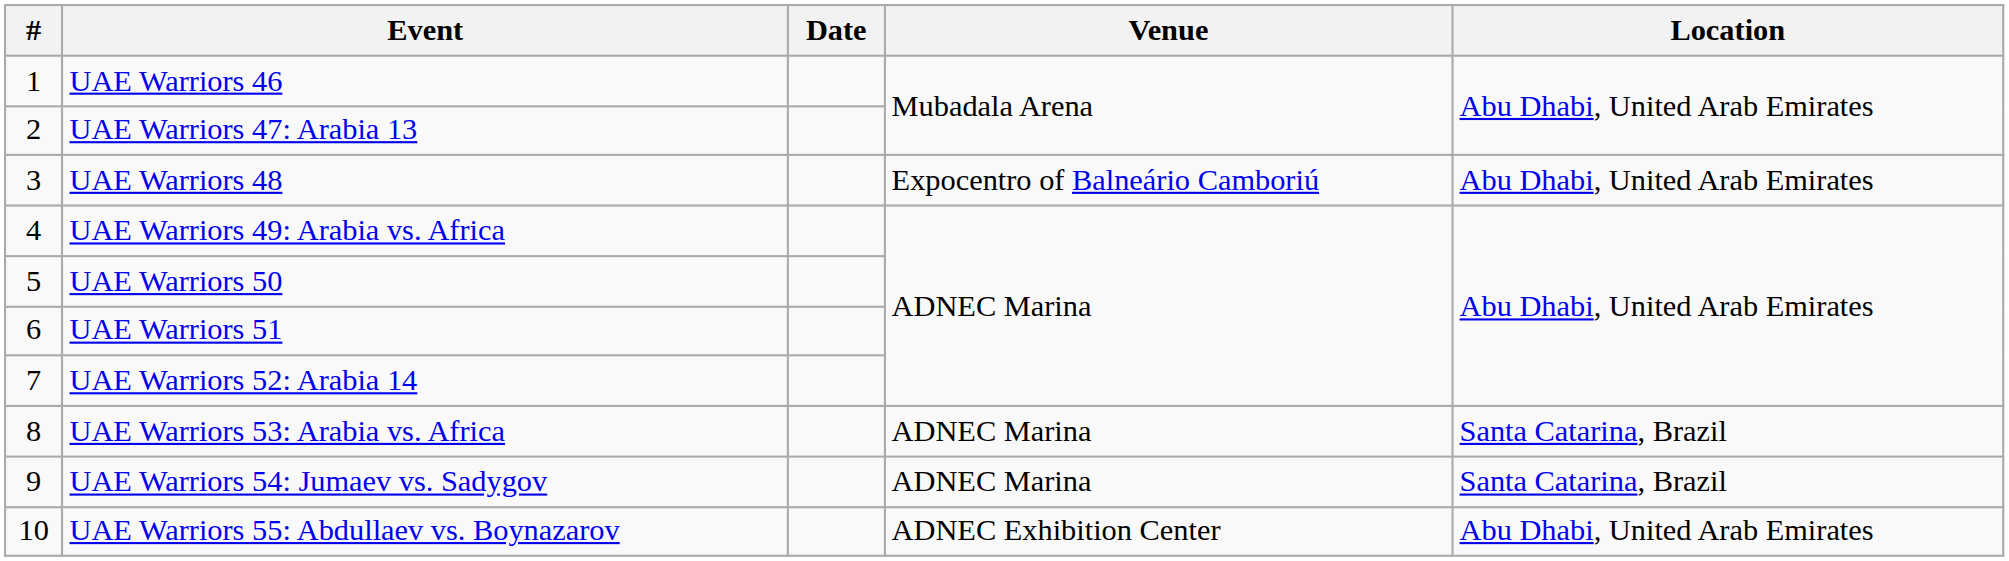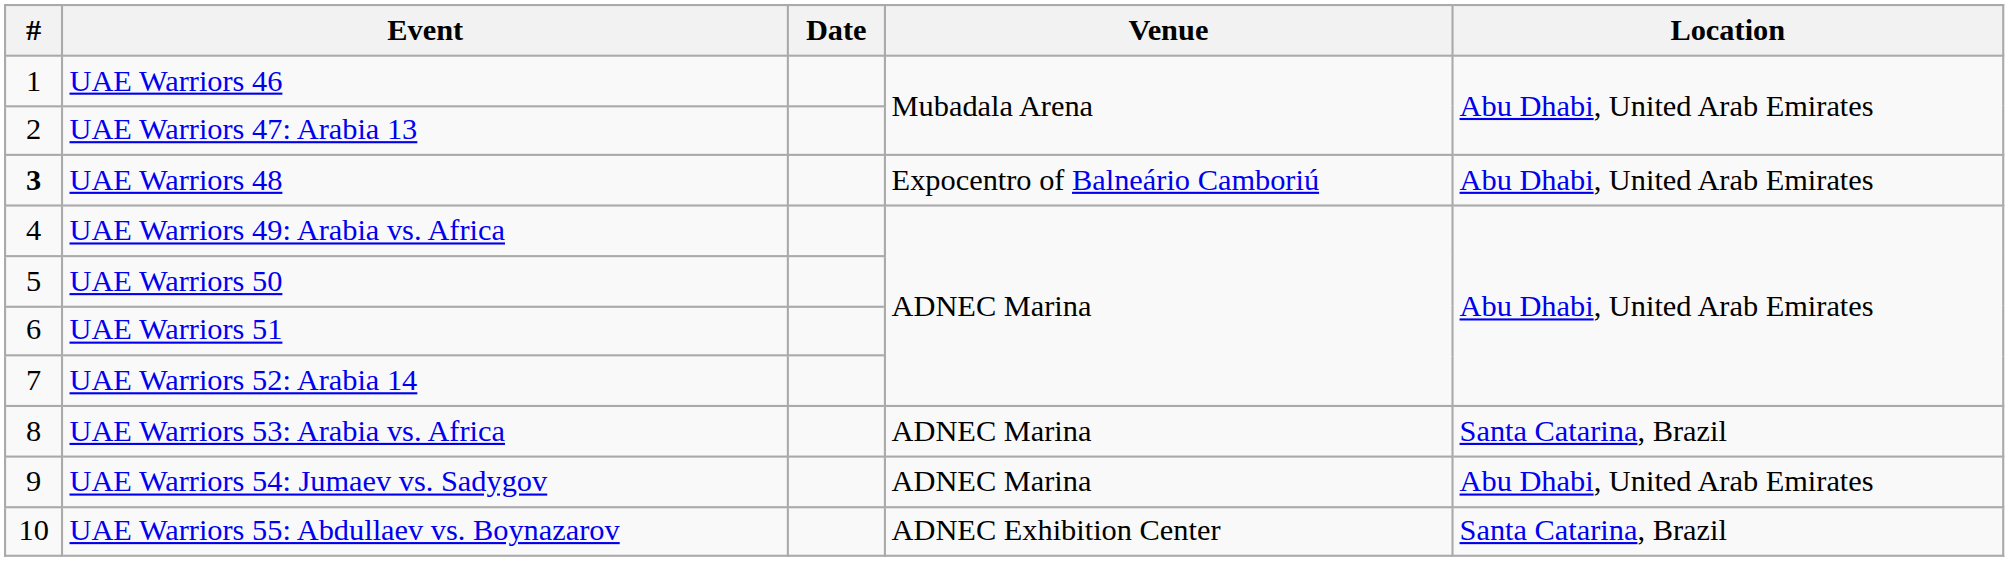(34, 180) normal -> (34, 180) bold
(1593, 480) Santa Catarina, Brazil -> (1667, 480) Abu Dhabi, United Arab Emirates
(1667, 531) Abu Dhabi, United Arab Emirates -> (1593, 531) Santa Catarina, Brazil
